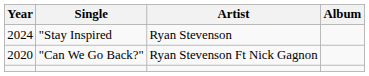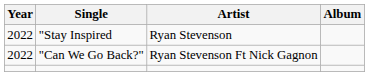(20, 34) 2024 -> (20, 34) 2022
(20, 55) 2020 -> (20, 55) 2022
